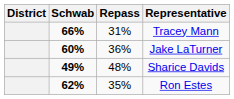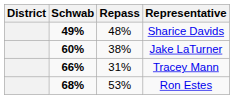rows swapped: (186, 31) <-> (186, 67)
(120, 49) 36% -> (120, 49) 38%
(73, 85) 62% -> (73, 85) 68%
(120, 85) 35% -> (120, 85) 53%
